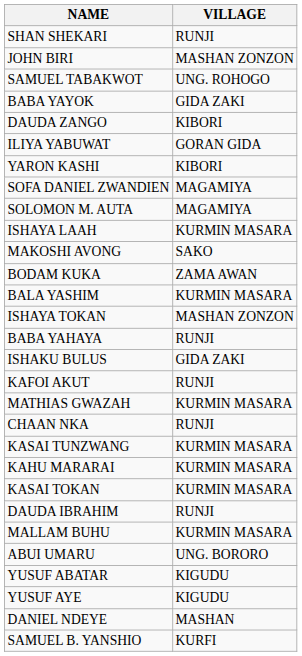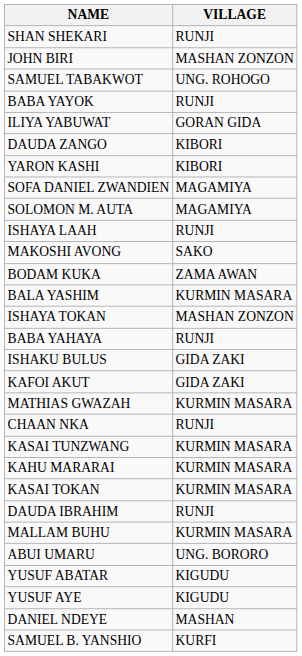(210, 101) GIDA ZAKI -> (195, 101) RUNJI
rows swapped: (59, 144) <-> (57, 123)
(234, 230) KURMIN MASARA -> (195, 230) RUNJI
(195, 381) RUNJI -> (210, 381) GIDA ZAKI
